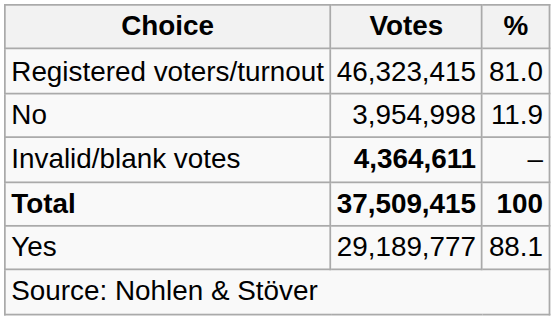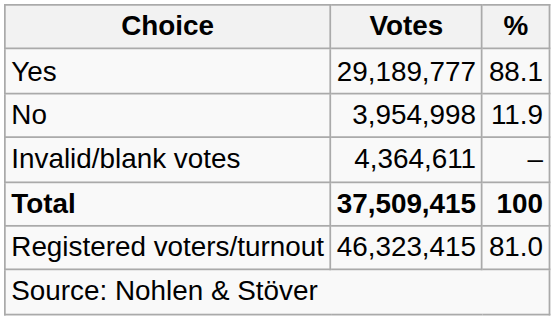rows swapped: (34, 247) <-> (168, 70)
(415, 159) bold -> (415, 159) normal
